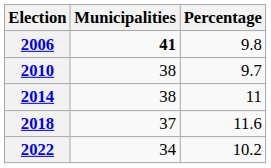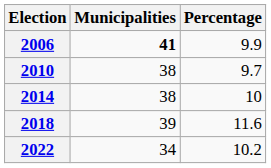(251, 44) 9.8 -> (251, 44) 9.9
(254, 96) 11 -> (254, 96) 10
(168, 123) 37 -> (168, 123) 39
